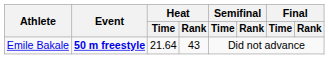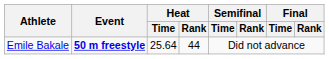(163, 46) 21.64 -> (163, 46) 25.64
(194, 46) 43 -> (194, 46) 44
